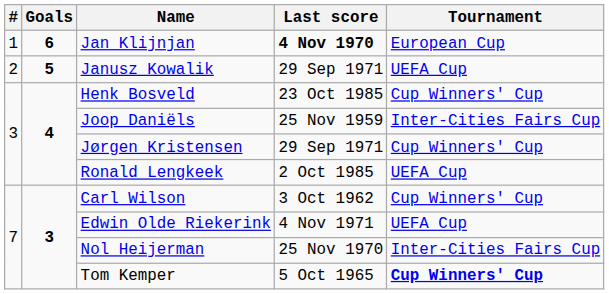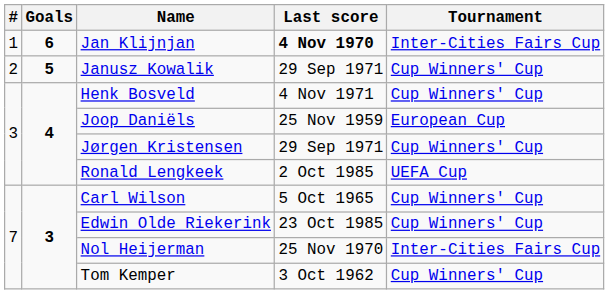(448, 43) European Cup -> (495, 43) Inter-Cities Fairs Cup
(429, 69) UEFA Cup -> (467, 69) Cup Winners' Cup
(331, 95) 23 Oct 1985 -> (326, 95) 4 Nov 1971
(495, 121) Inter-Cities Fairs Cup -> (448, 121) European Cup
(326, 198) 3 Oct 1962 -> (326, 198) 5 Oct 1965
(326, 224) 4 Nov 1971 -> (331, 224) 23 Oct 1985
(429, 224) UEFA Cup -> (467, 224) Cup Winners' Cup
(326, 276) 5 Oct 1965 -> (326, 276) 3 Oct 1962
(467, 276) bold -> (467, 276) normal
